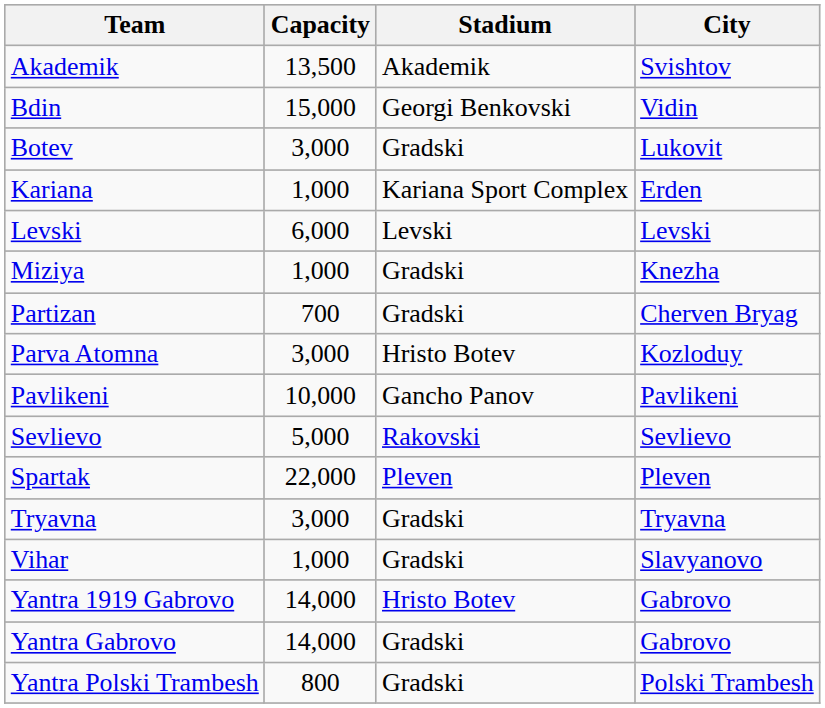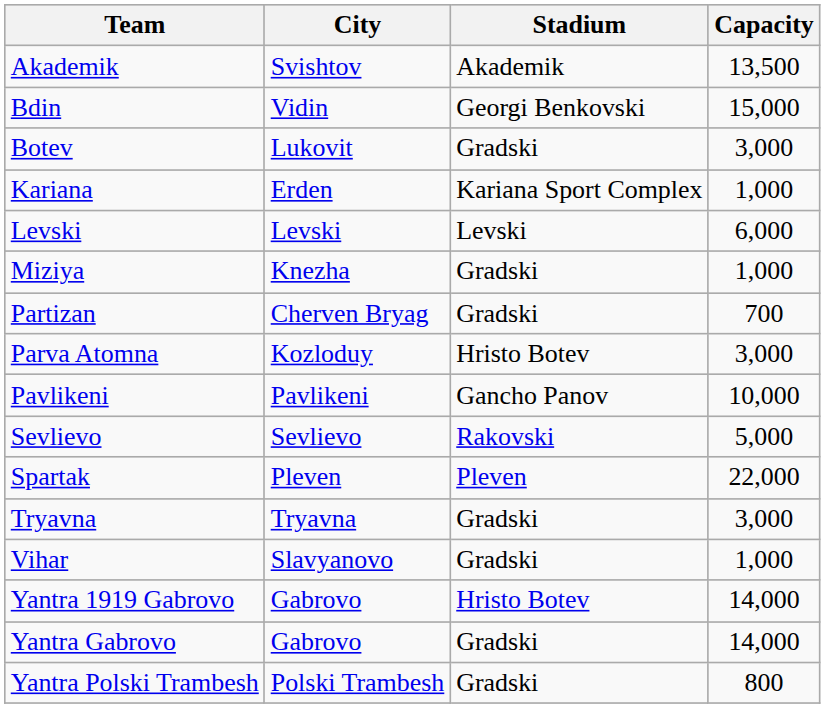columns swapped: (727, 25) <-> (320, 25)
